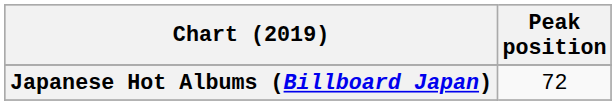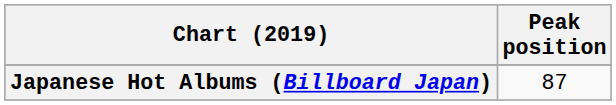(555, 83) 72 -> (555, 83) 87
